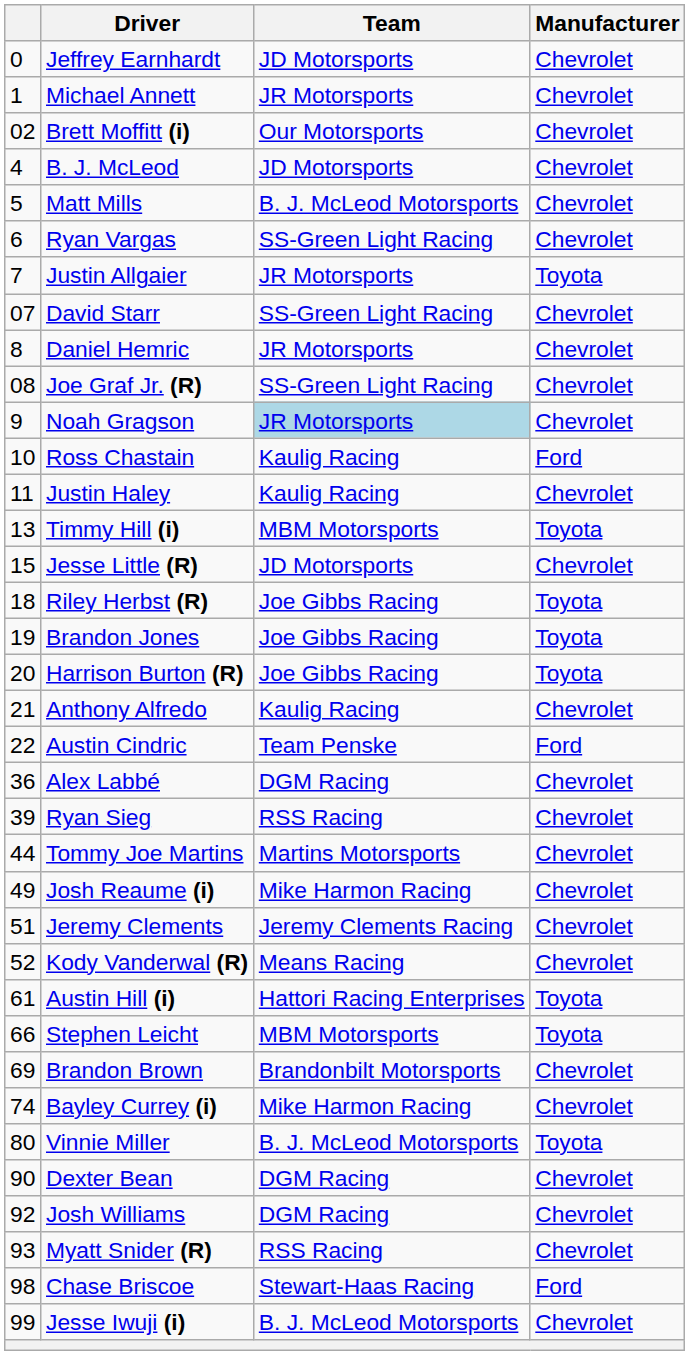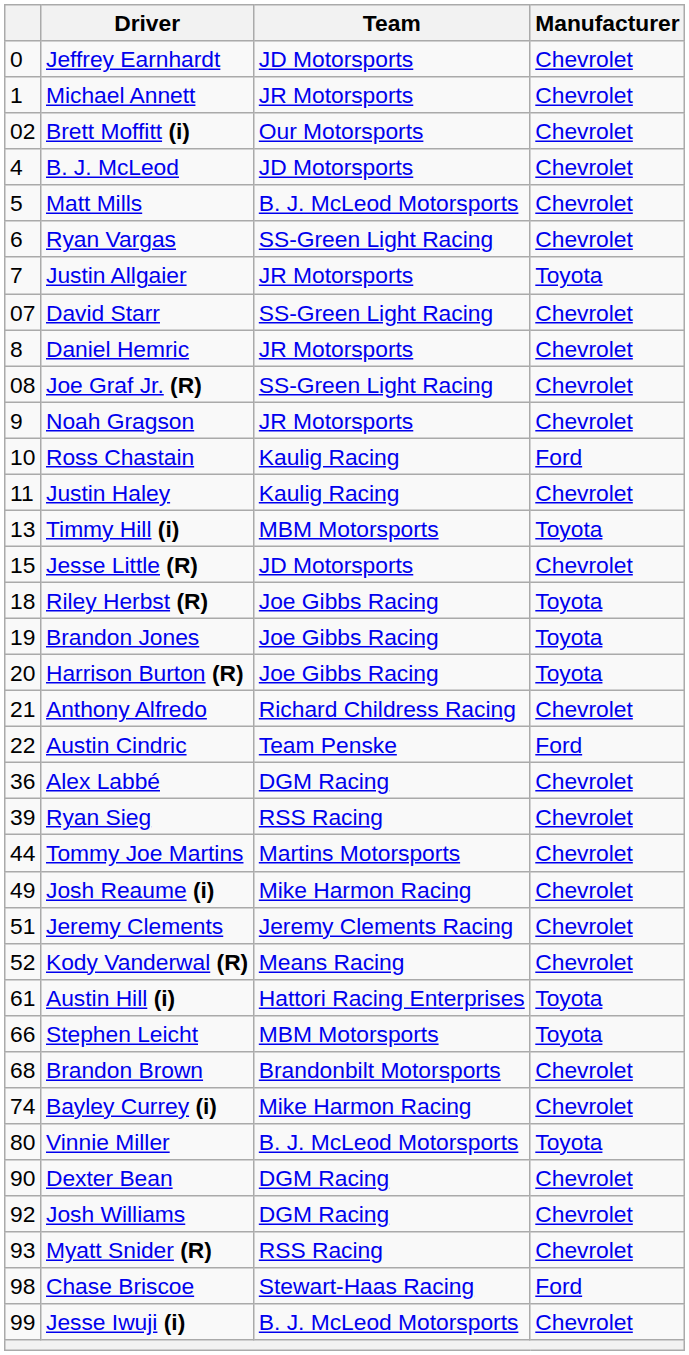(336, 420) lightblue background -> (336, 420) no background
(329, 709) Kaulig Racing -> (387, 709) Richard Childress Racing
(23, 1070) 69 -> (23, 1070) 68
